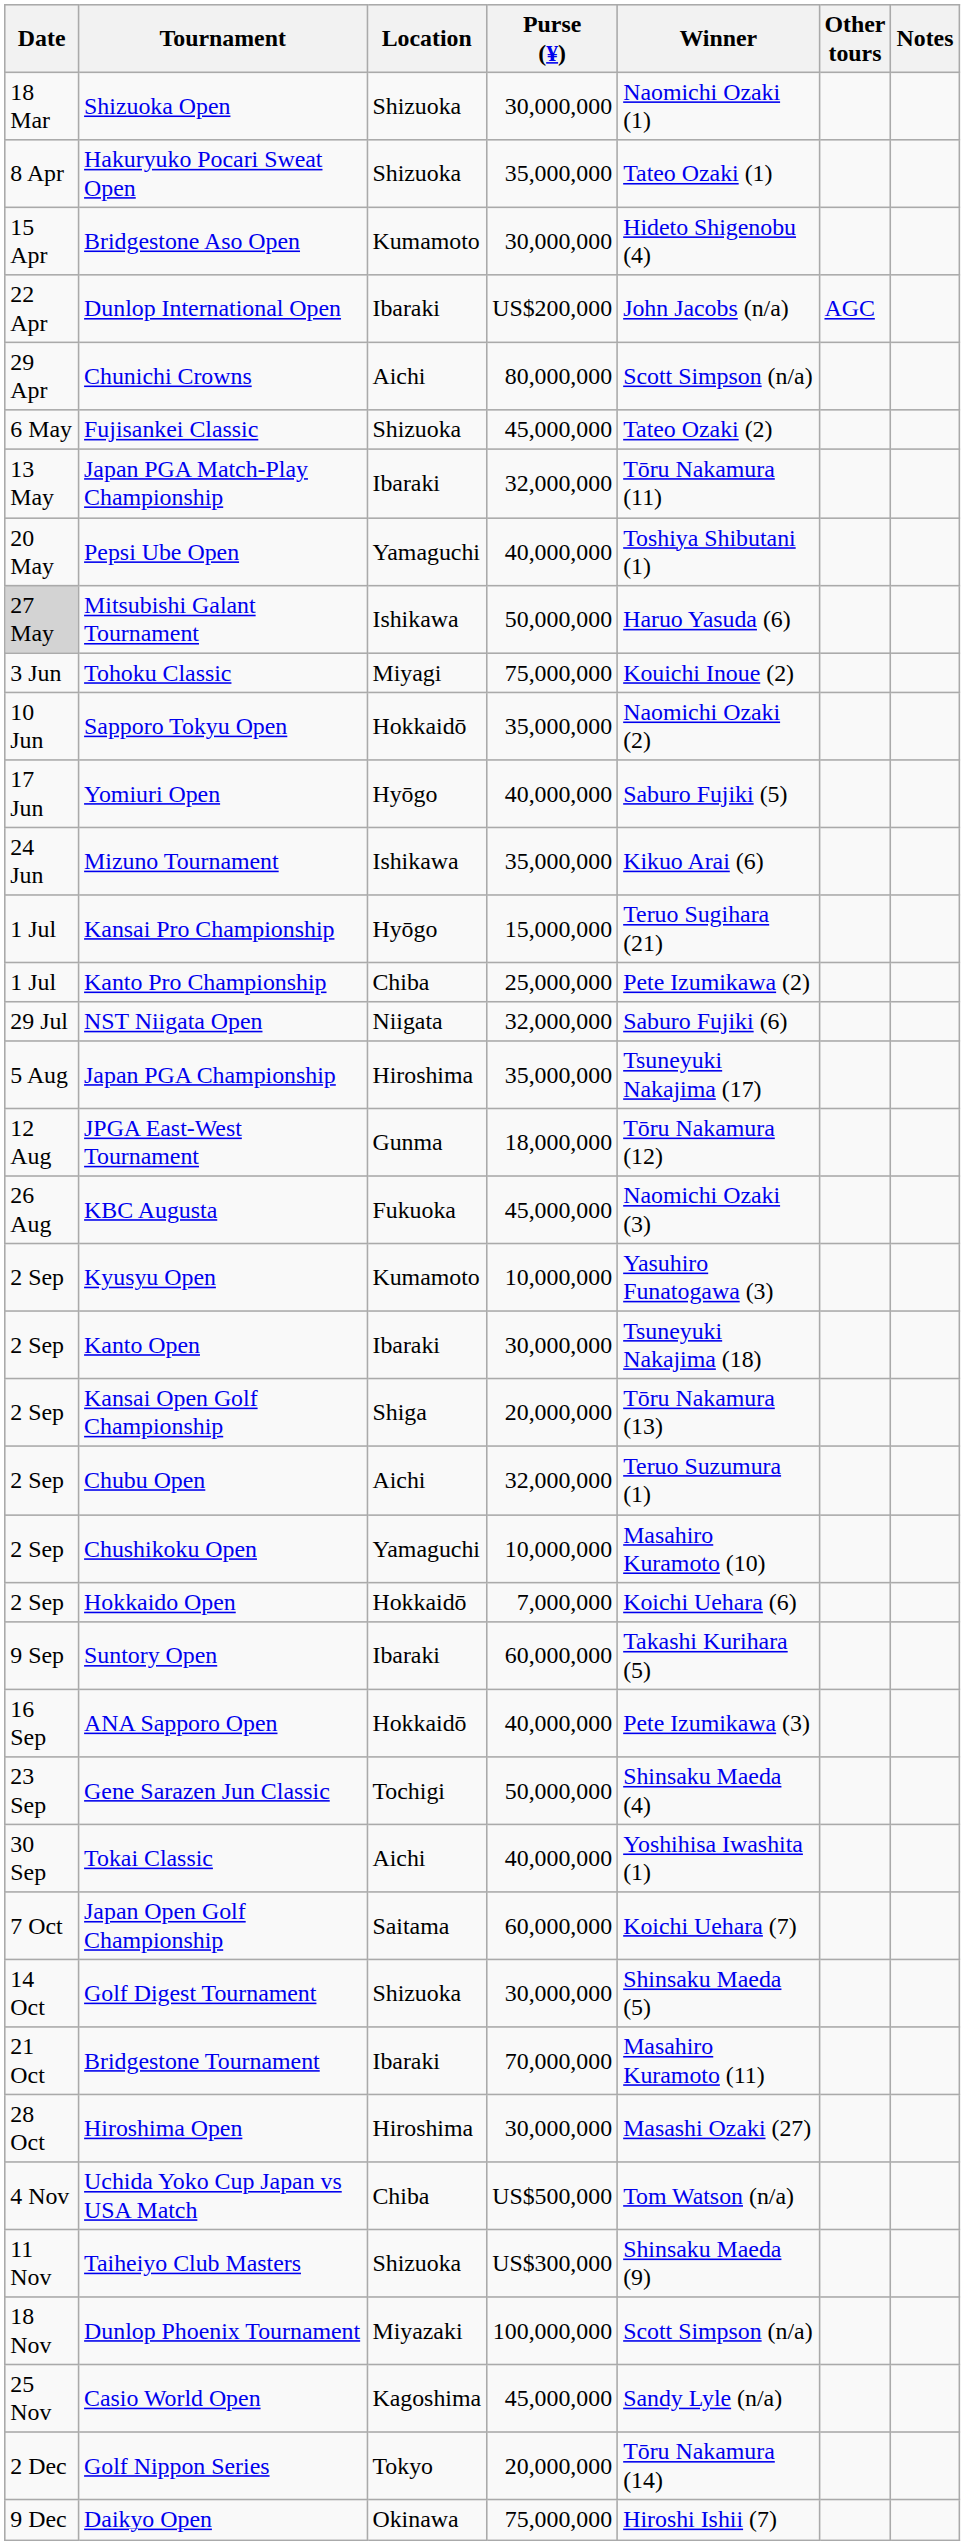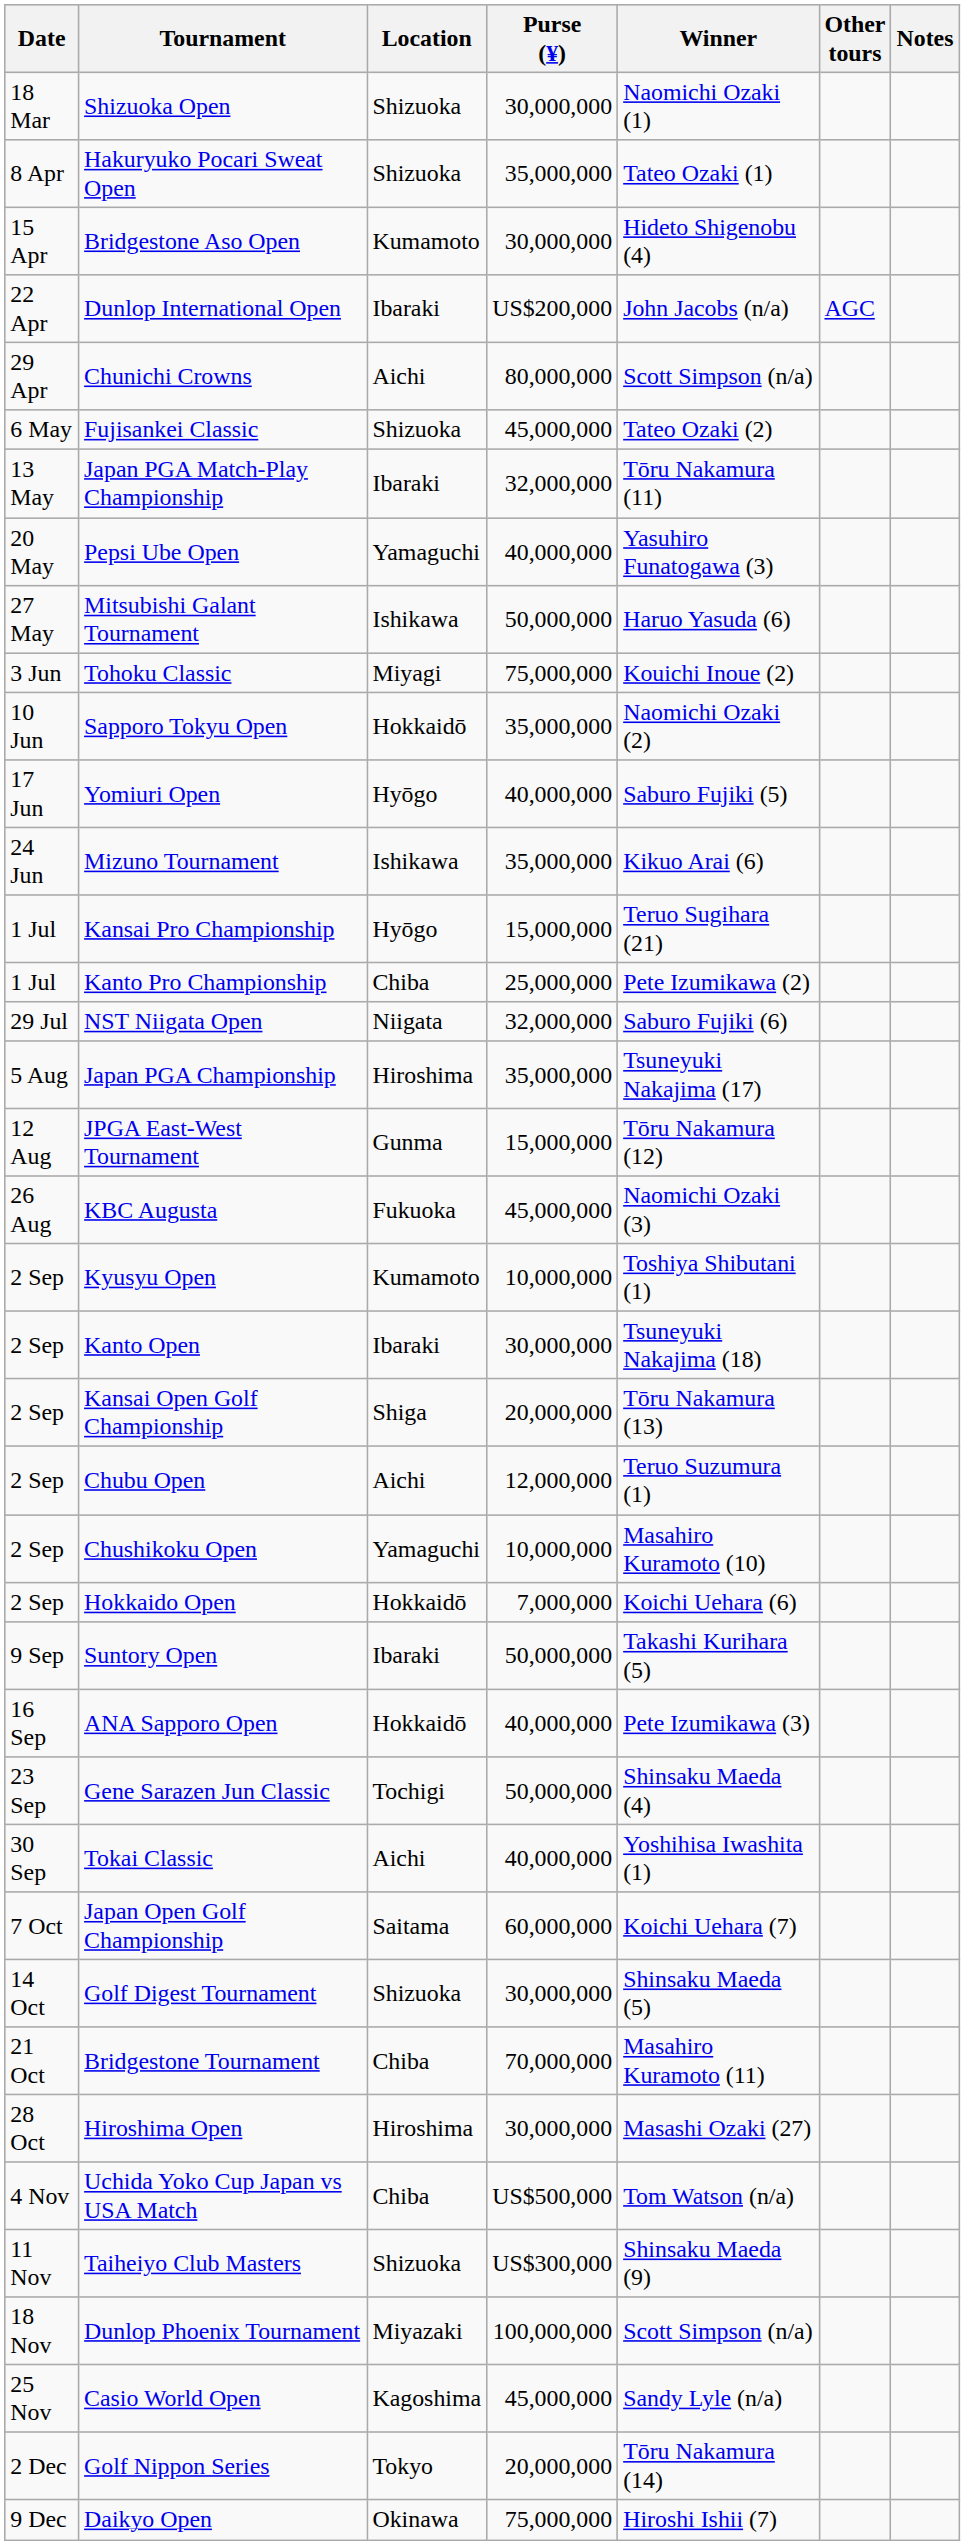(709, 551) Toshiya Shibutani (1) -> (698, 551) Yasuhiro Funatogawa (3)
(32, 618) lightgrey background -> (32, 618) no background
(558, 1142) 18,000,000 -> (558, 1142) 15,000,000
(698, 1277) Yasuhiro Funatogawa (3) -> (709, 1277) Toshiya Shibutani (1)
(558, 1480) 32,000,000 -> (558, 1480) 12,000,000
(558, 1655) 60,000,000 -> (558, 1655) 50,000,000
(406, 2060) Ibaraki -> (401, 2060) Chiba
